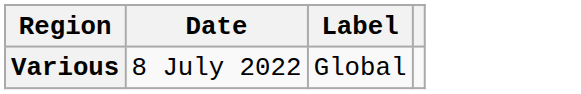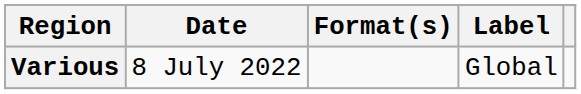+ column: (383, 26)
